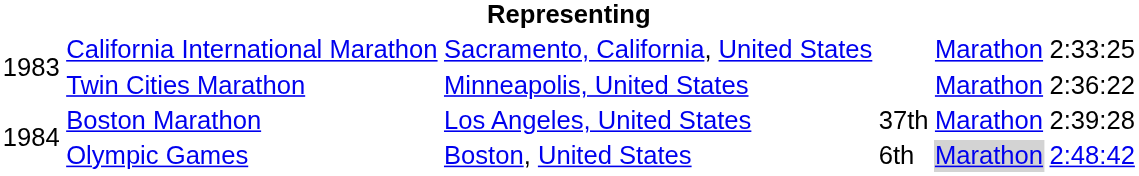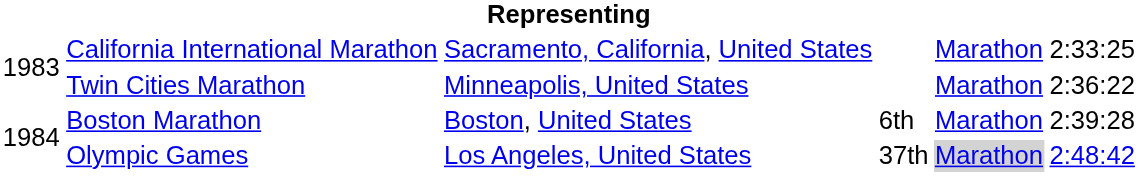(598, 120) Los Angeles, United States -> (568, 120) Boston, United States
(904, 120) 37th -> (896, 120) 6th
(568, 155) Boston, United States -> (598, 155) Los Angeles, United States
(896, 155) 6th -> (904, 155) 37th
